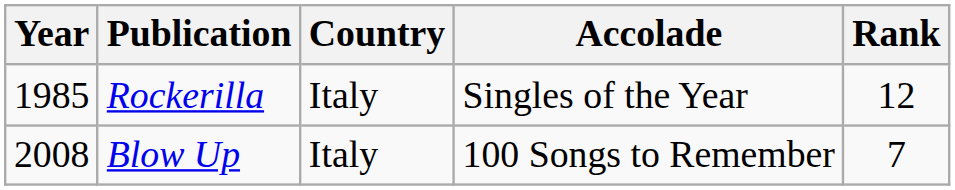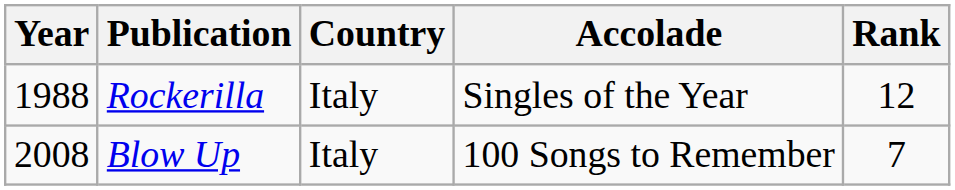(52, 94) 1985 -> (52, 94) 1988
